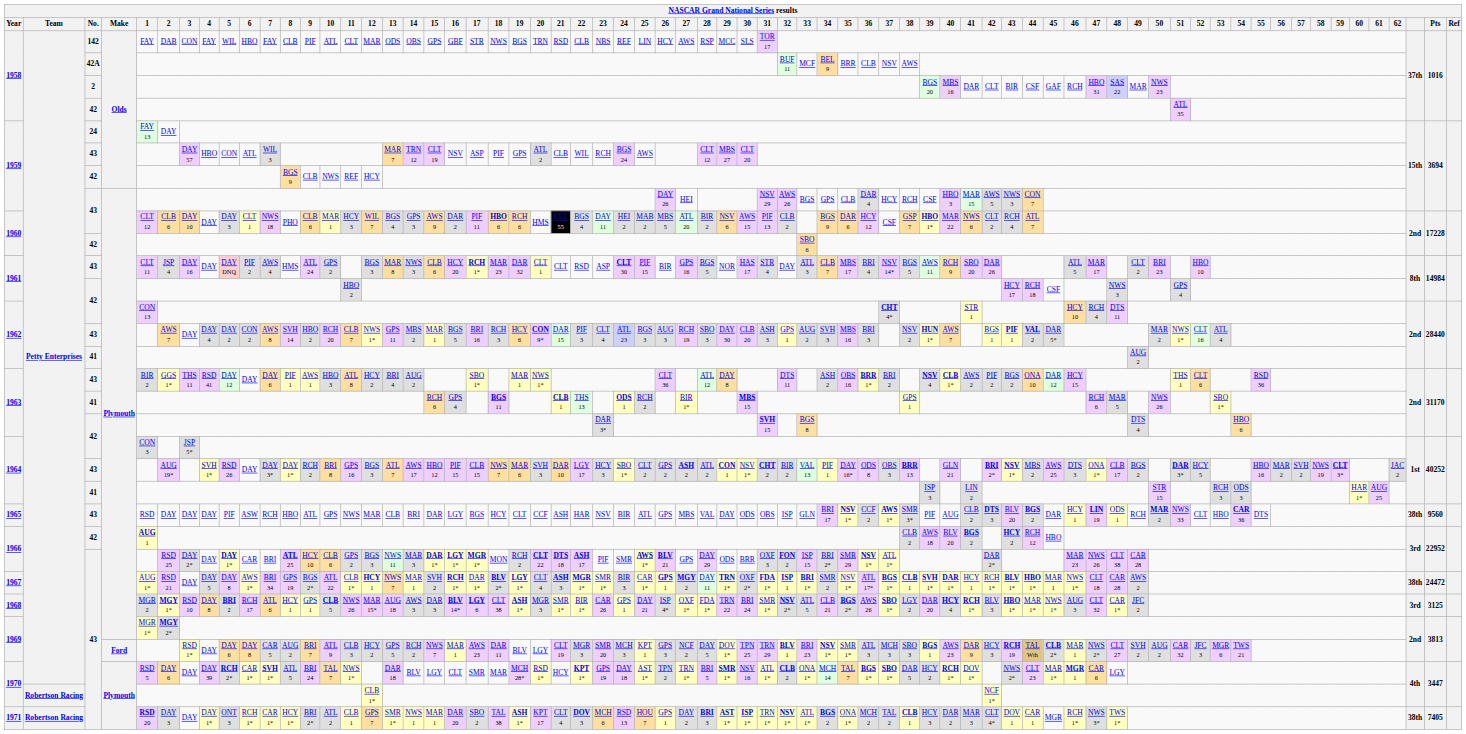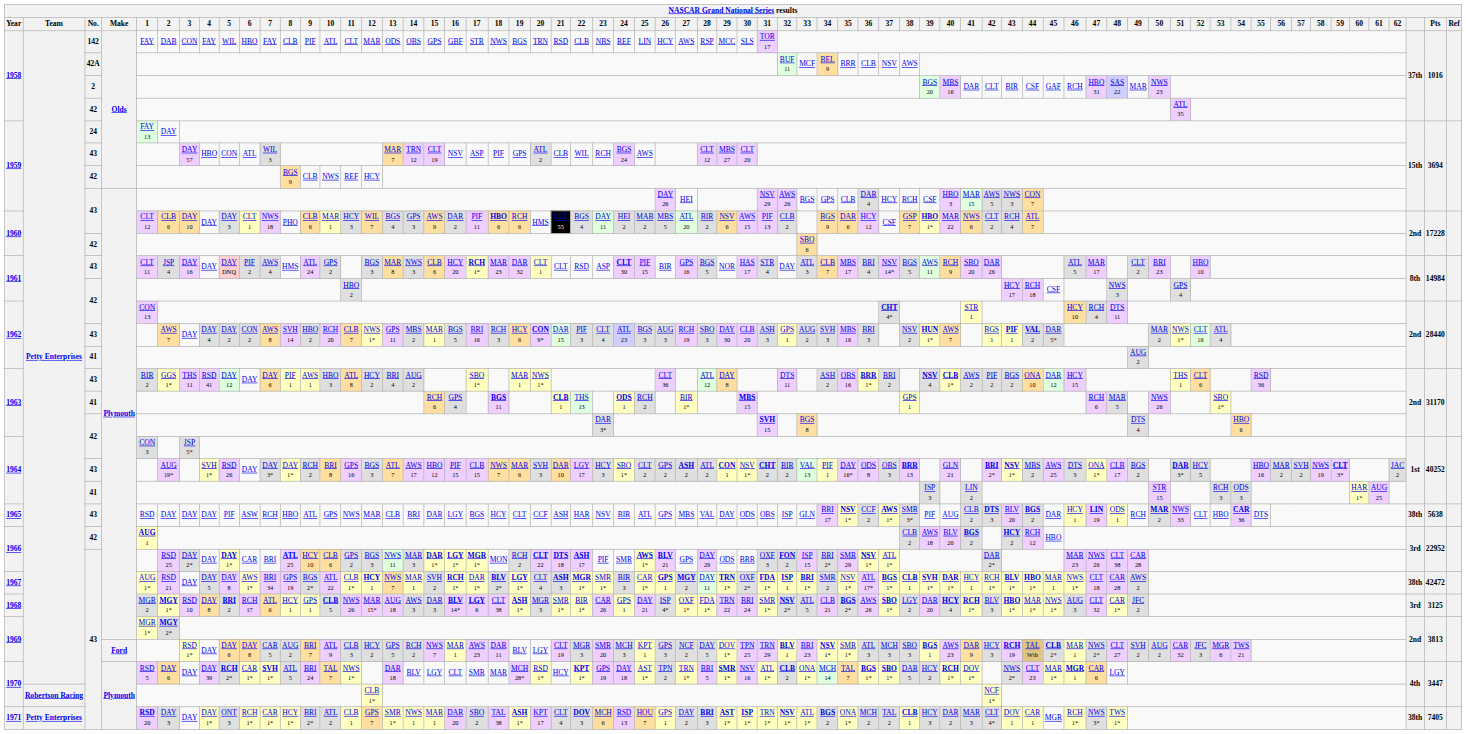(1435, 515) 9560 -> (1435, 515) 5638
(1435, 582) 24472 -> (1435, 582) 42472
(54, 718) Robertson Racing -> (54, 718) Petty Enterprises
